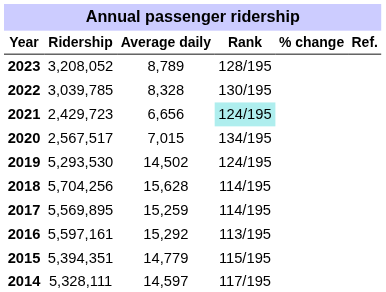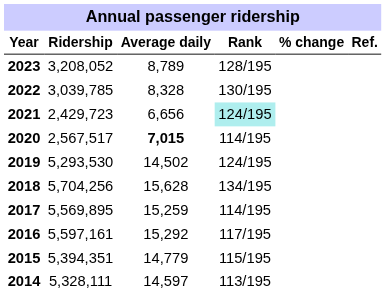(166, 138) normal -> (166, 138) bold
(245, 138) 134/195 -> (245, 138) 114/195
(245, 186) 114/195 -> (245, 186) 134/195
(245, 234) 113/195 -> (245, 234) 117/195
(245, 281) 117/195 -> (245, 281) 113/195
